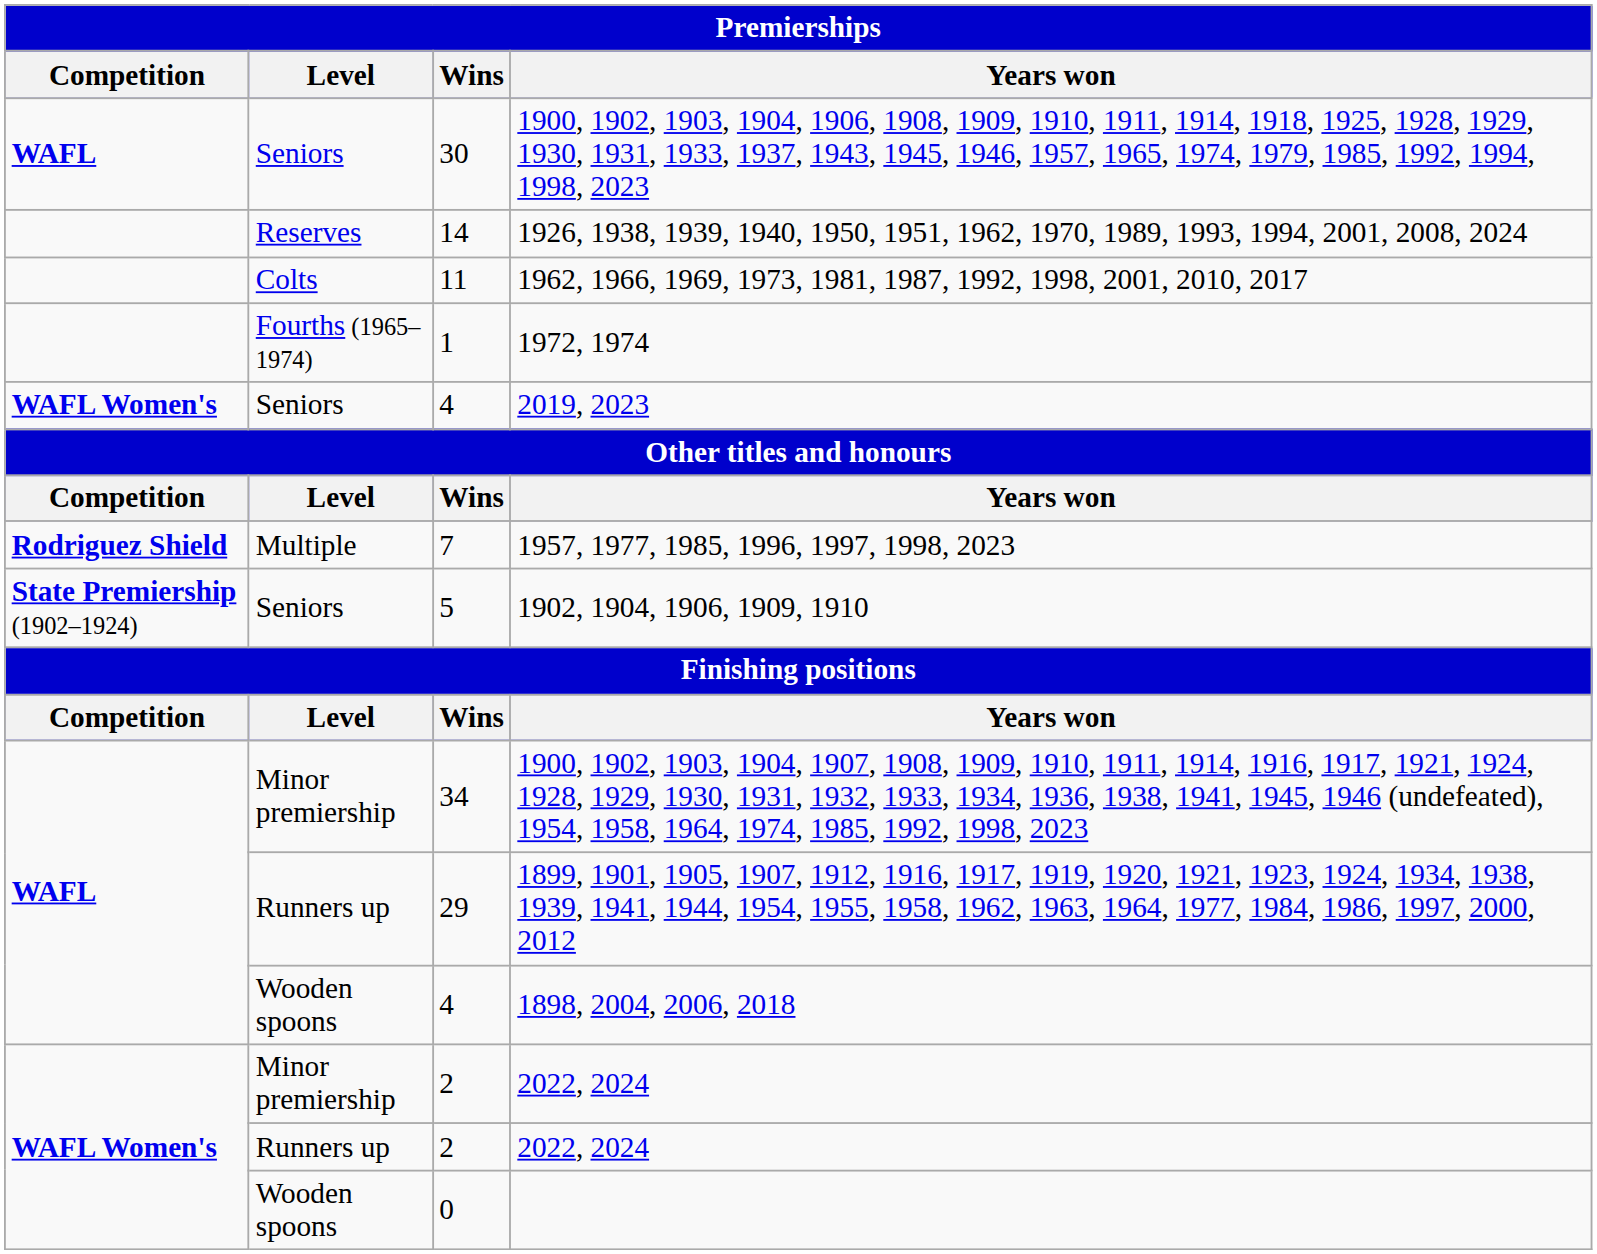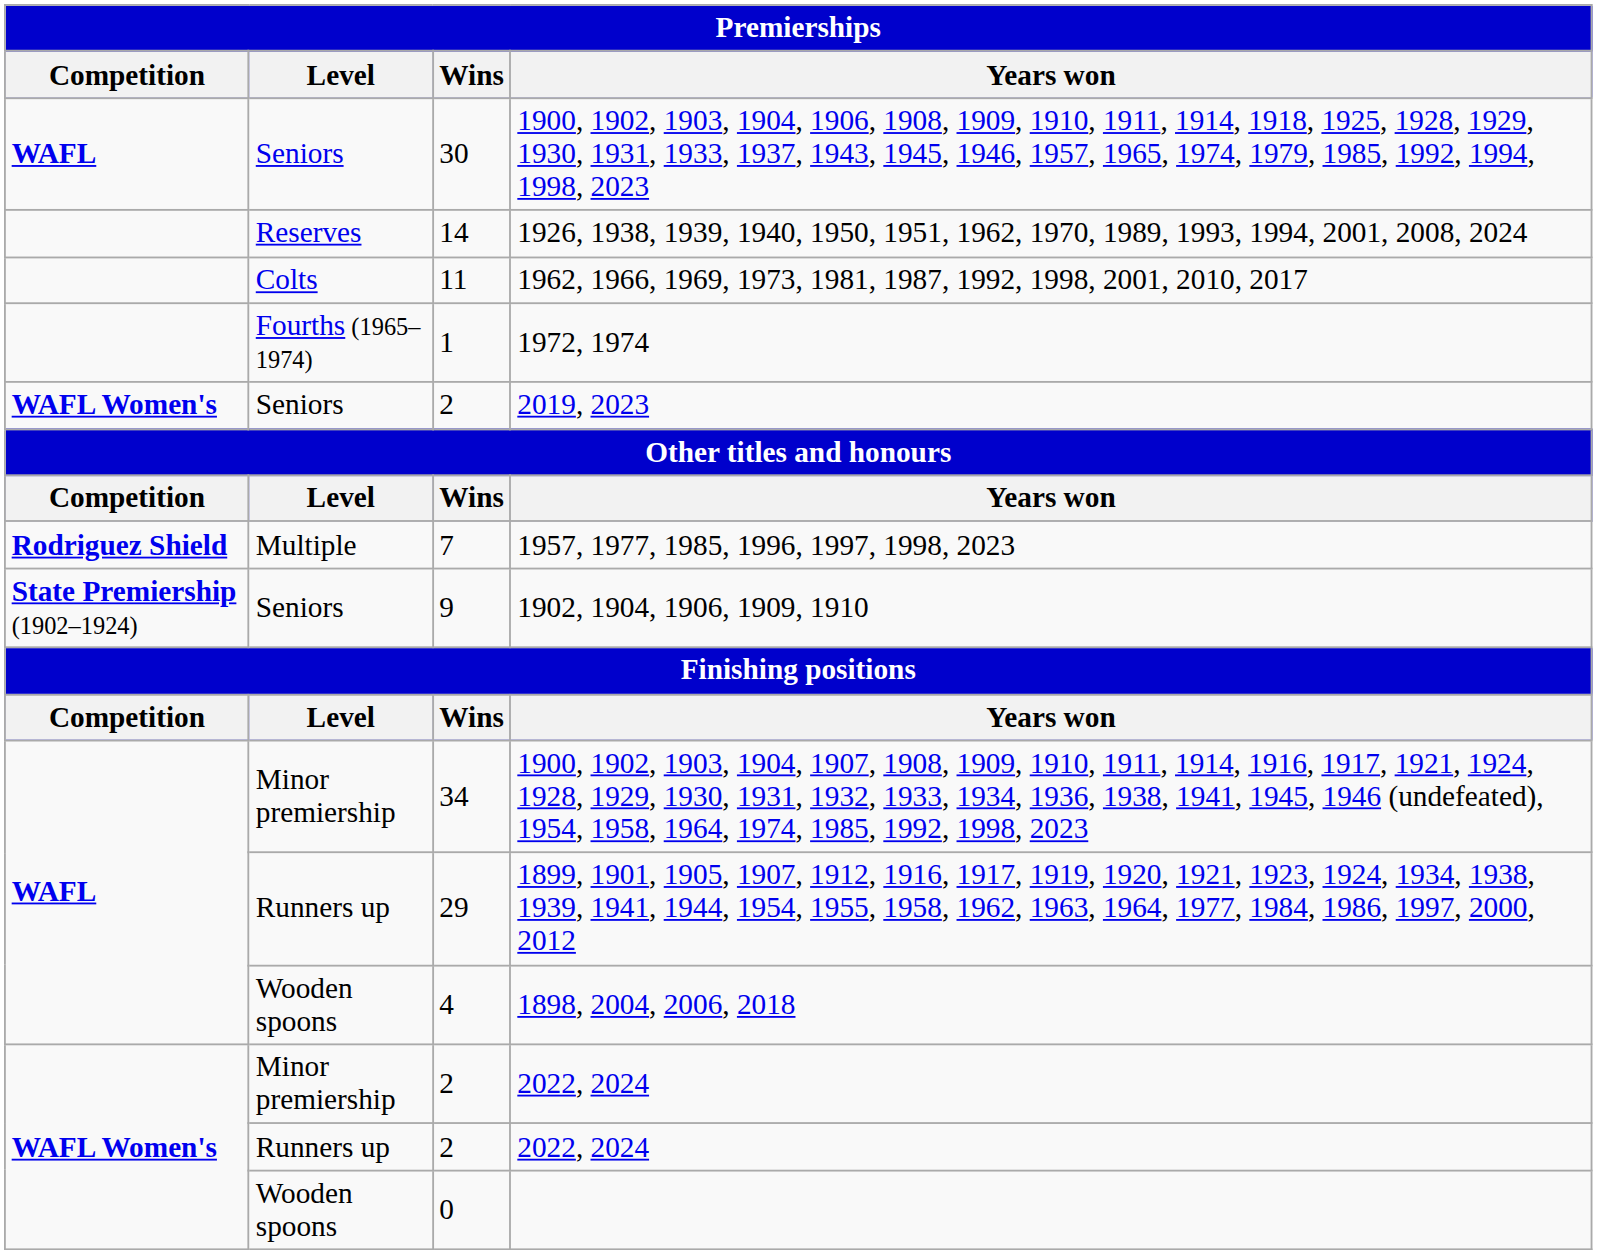(447, 405) 4 -> (447, 405) 2
(447, 607) 5 -> (447, 607) 9
